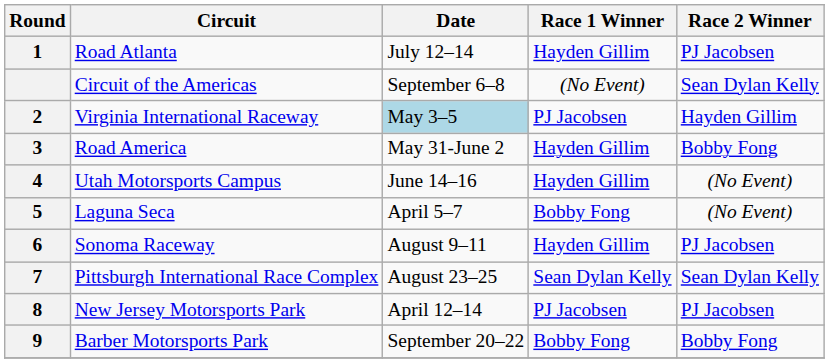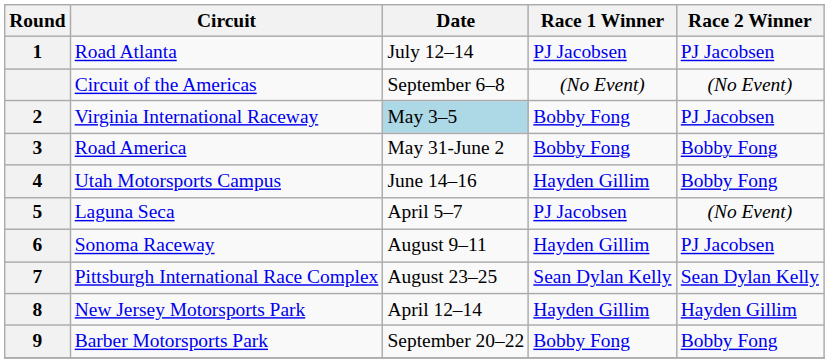(591, 52) Hayden Gillim -> (580, 52) PJ Jacobsen
(750, 84) Sean Dylan Kelly -> (750, 84) (No Event)
(580, 116) PJ Jacobsen -> (582, 116) Bobby Fong
(739, 116) Hayden Gillim -> (727, 116) PJ Jacobsen
(591, 148) Hayden Gillim -> (582, 148) Bobby Fong
(750, 180) (No Event) -> (729, 180) Bobby Fong
(582, 212) Bobby Fong -> (580, 212) PJ Jacobsen
(580, 308) PJ Jacobsen -> (591, 308) Hayden Gillim
(727, 308) PJ Jacobsen -> (739, 308) Hayden Gillim
